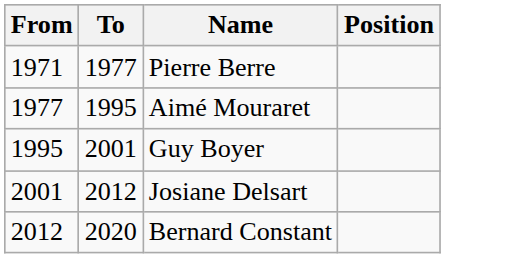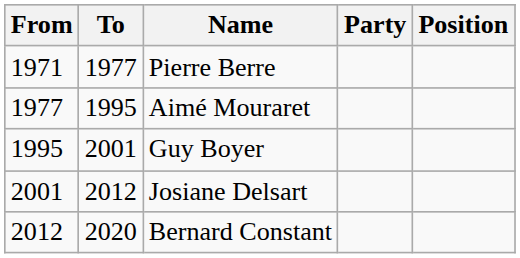+ column: (375, 25)
